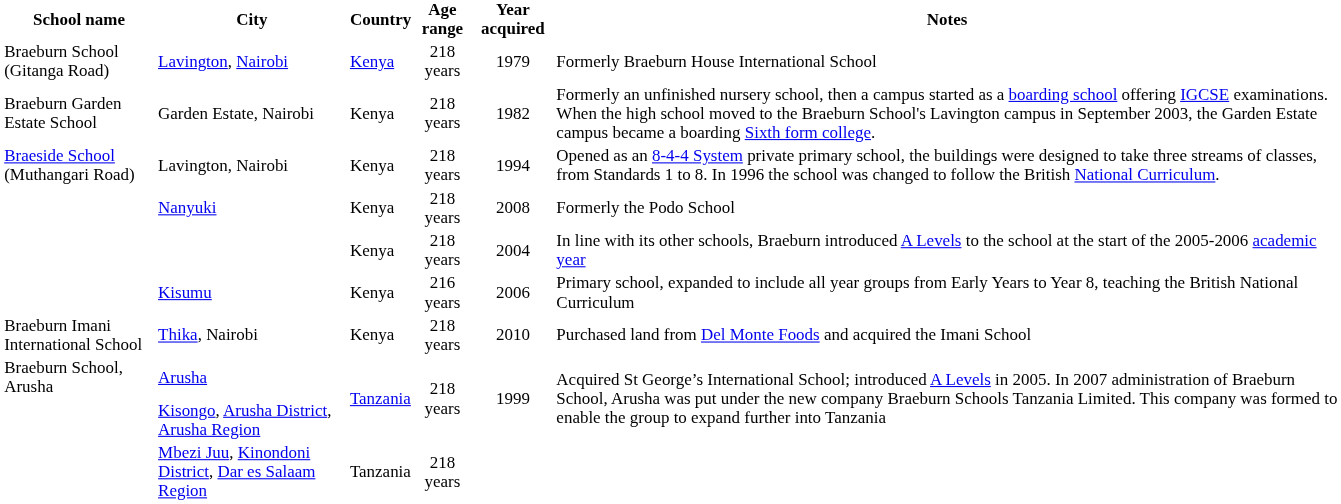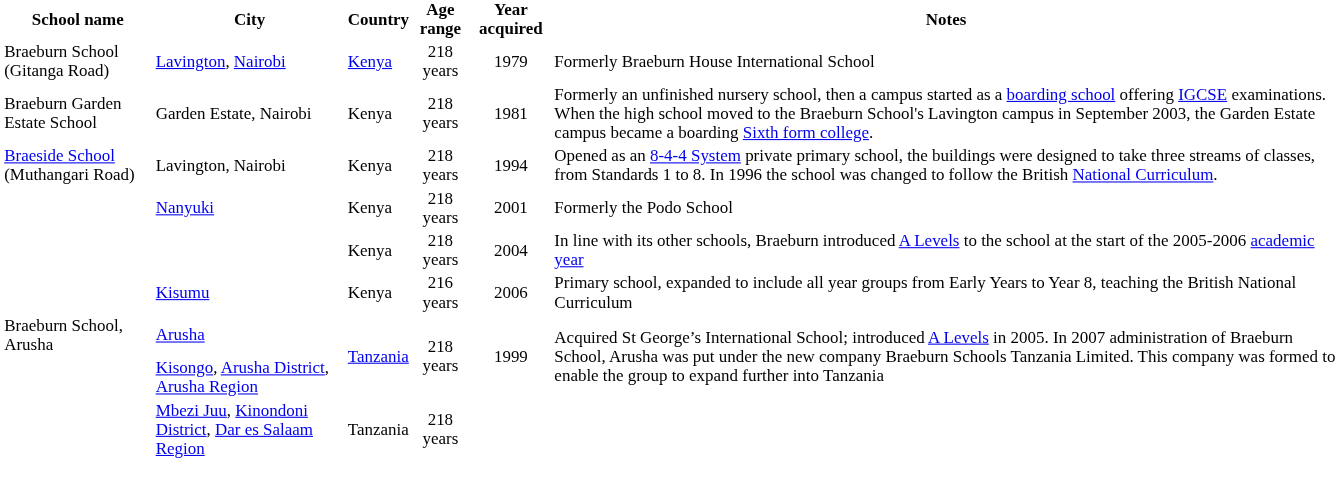(513, 113) 1982 -> (511, 113) 1981
(513, 207) 2008 -> (511, 207) 2001
- row: (73, 335)
